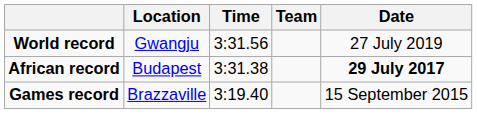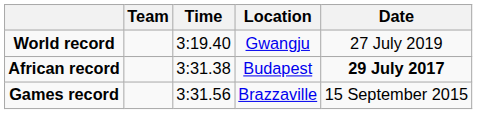columns swapped: (296, 17) <-> (167, 17)
(241, 43) 3:31.56 -> (204, 43) 3:19.40
(241, 95) 3:19.40 -> (204, 95) 3:31.56
